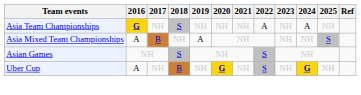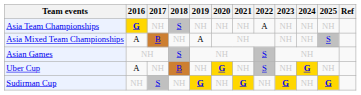(307, 26) A -> (307, 26) NH
+ row: (31, 83)
